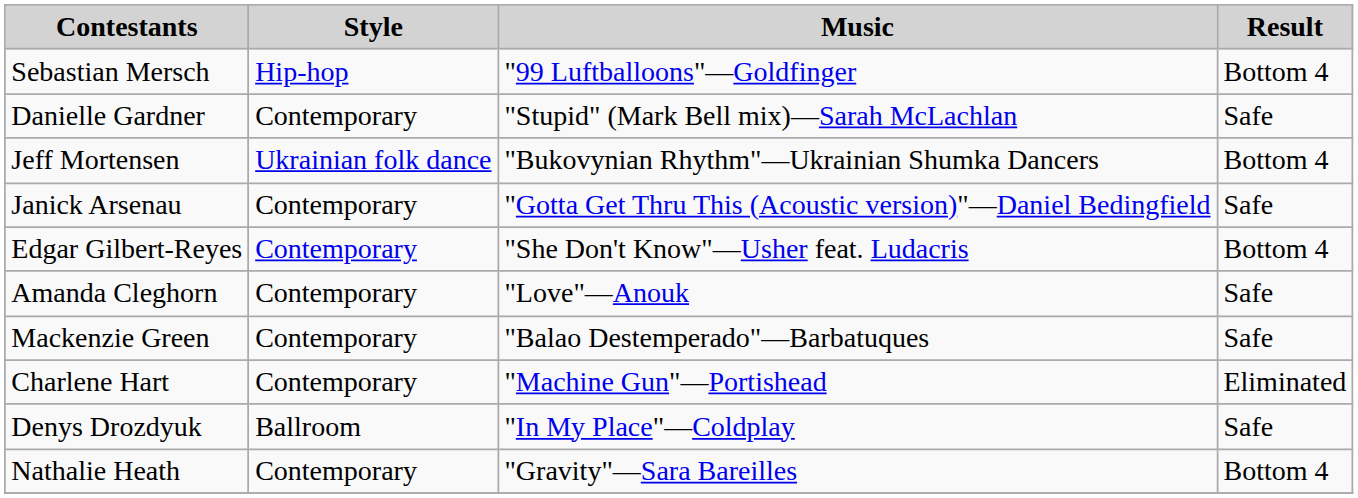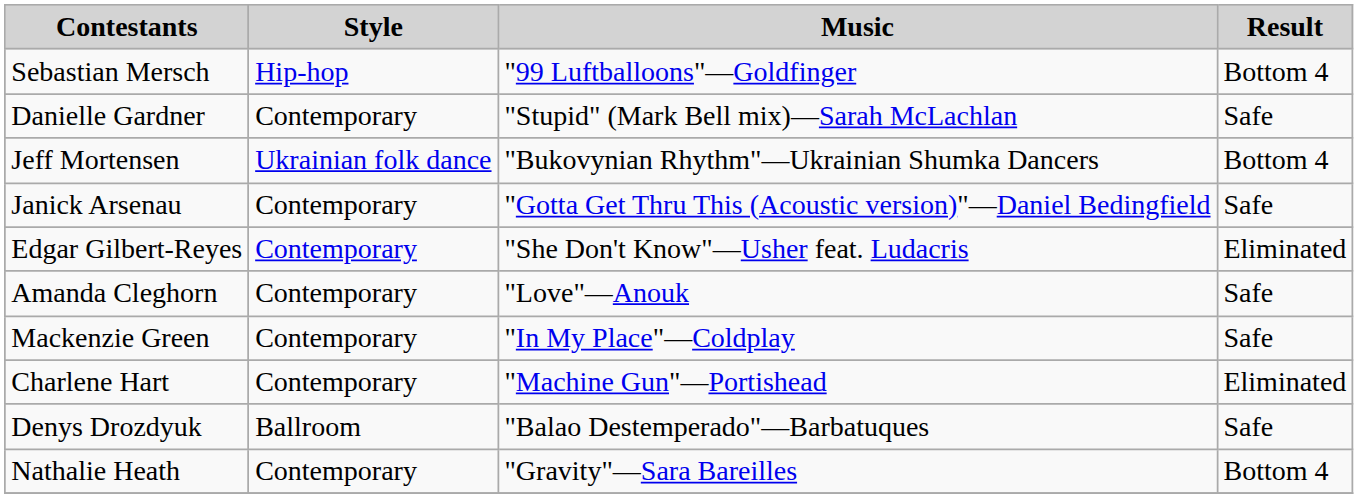(1276, 248) Bottom 4 -> (1285, 248) Eliminated
(717, 337) "Balao Destemperado"—Barbatuques -> (650, 337) "In My Place"—Coldplay
(650, 426) "In My Place"—Coldplay -> (717, 426) "Balao Destemperado"—Barbatuques
